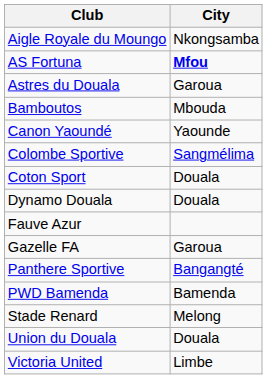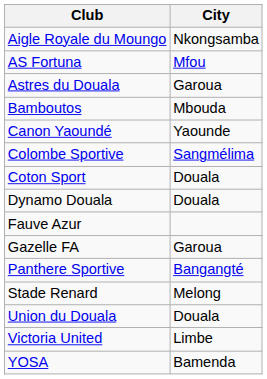(191, 62) bold -> (189, 62) normal
- row: (58, 293)
+ row: (28, 362)
